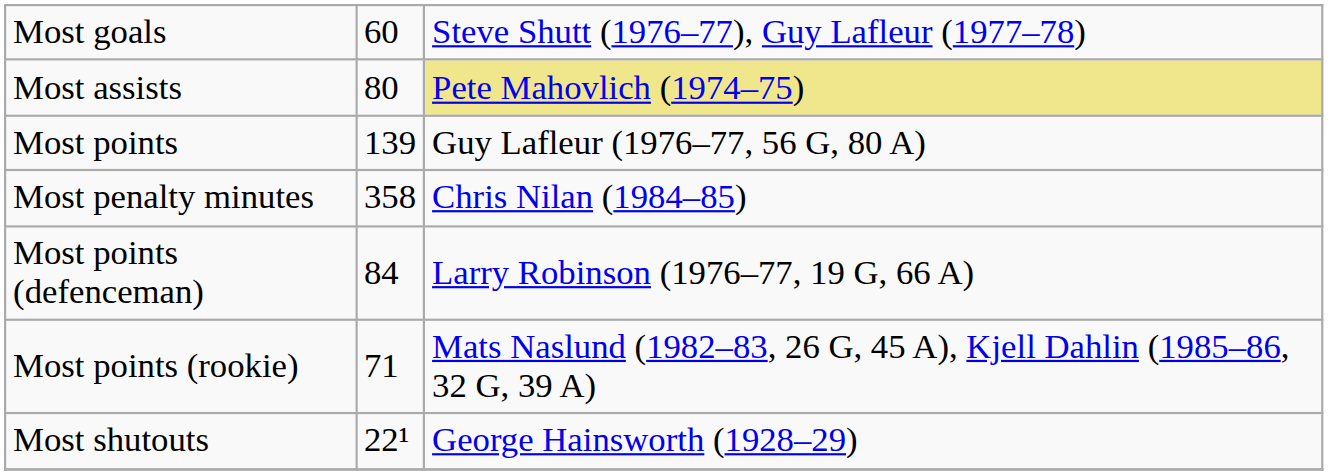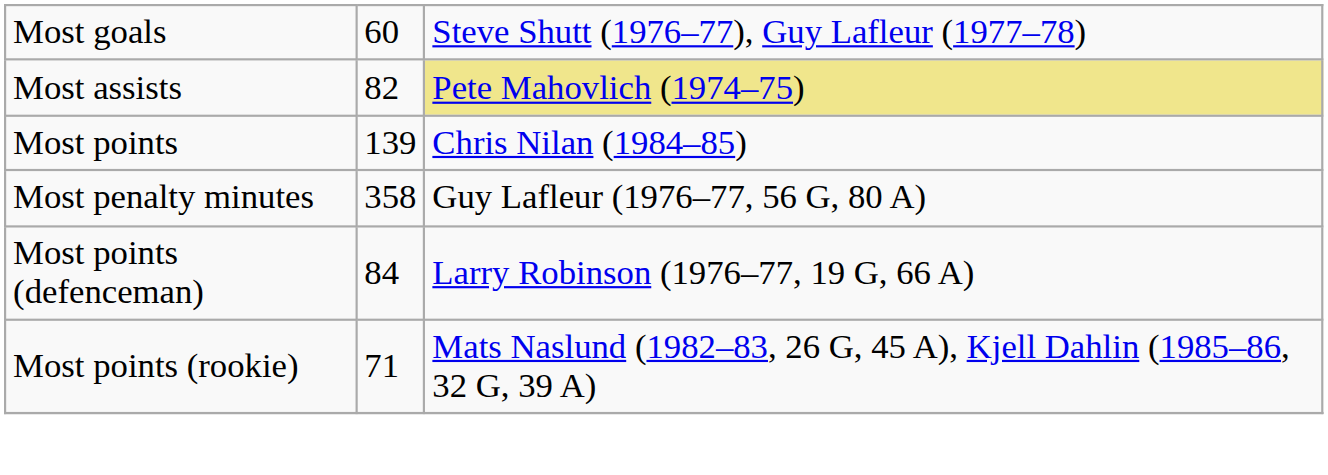(381, 87) 80 -> (382, 87) 82
(679, 142) Guy Lafleur (1976–77, 56 G, 80 A) -> (590, 142) Chris Nilan (1984–85)
(589, 197) Chris Nilan (1984–85) -> (679, 197) Guy Lafleur (1976–77, 56 G, 80 A)
- row: (111, 440)
